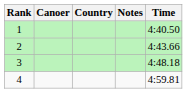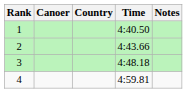columns swapped: (164, 12) <-> (130, 12)
